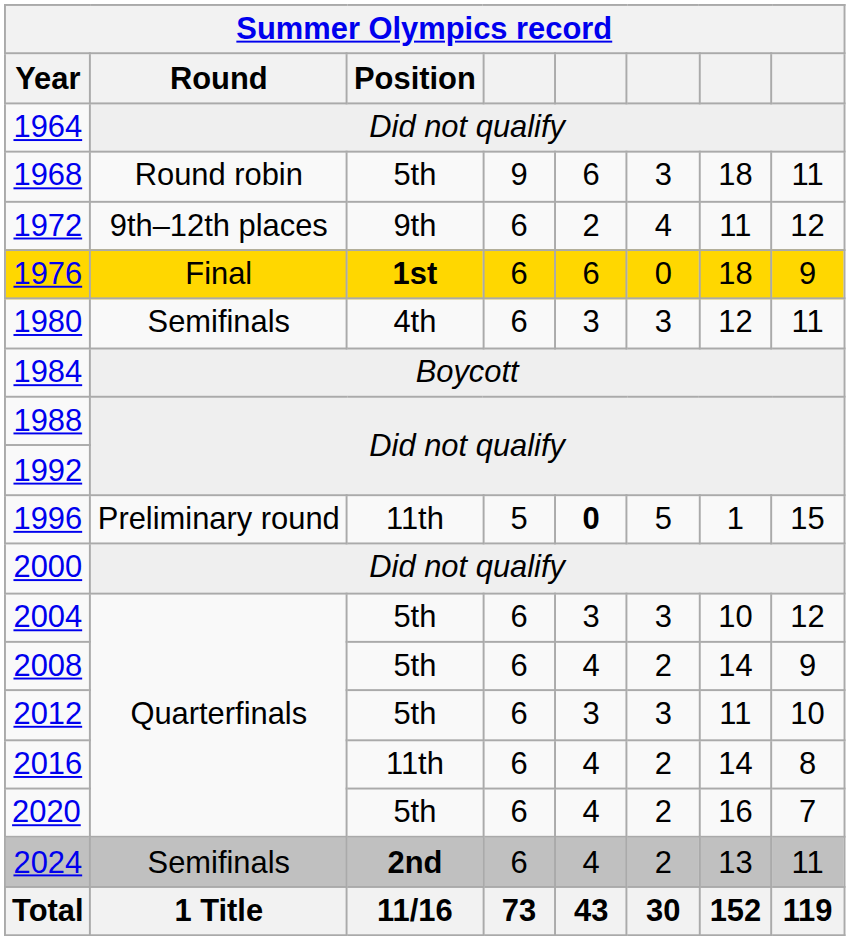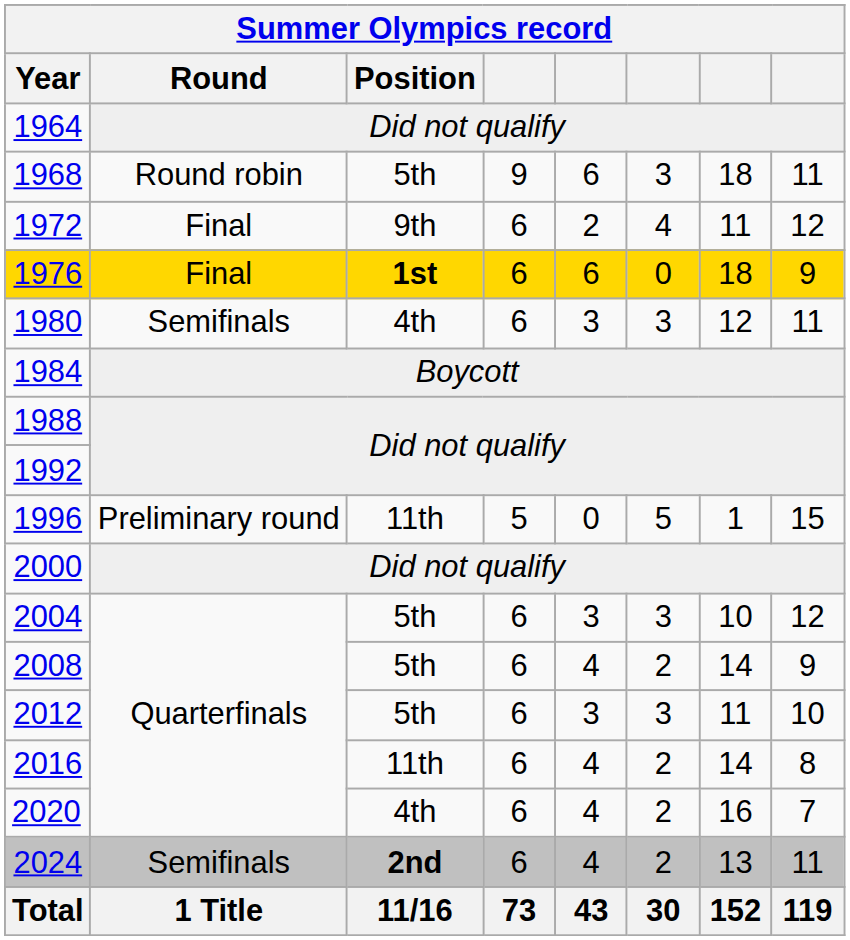(219, 224) 9th–12th places -> (219, 224) Final
(591, 518) bold -> (591, 518) normal
(415, 812) 5th -> (415, 812) 4th
